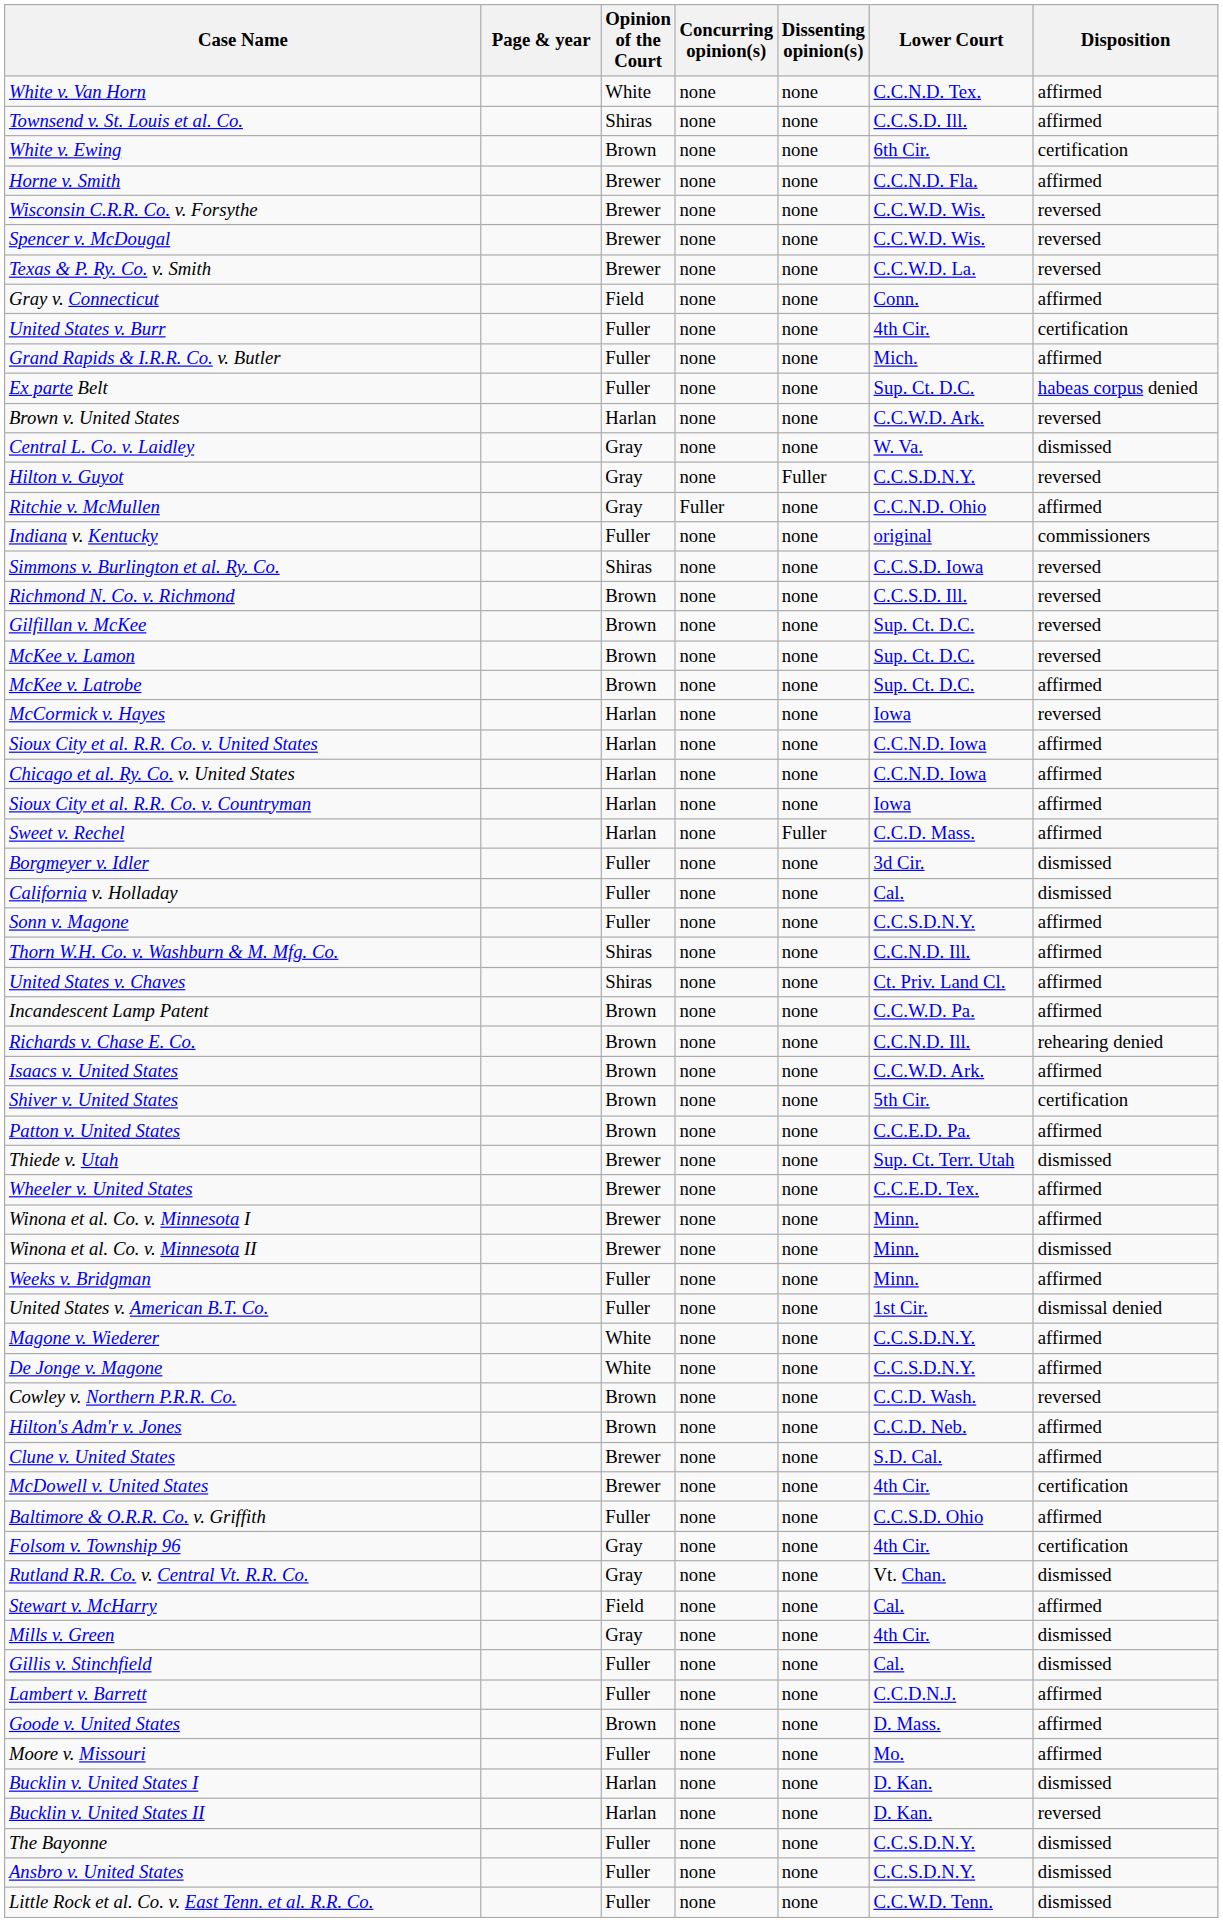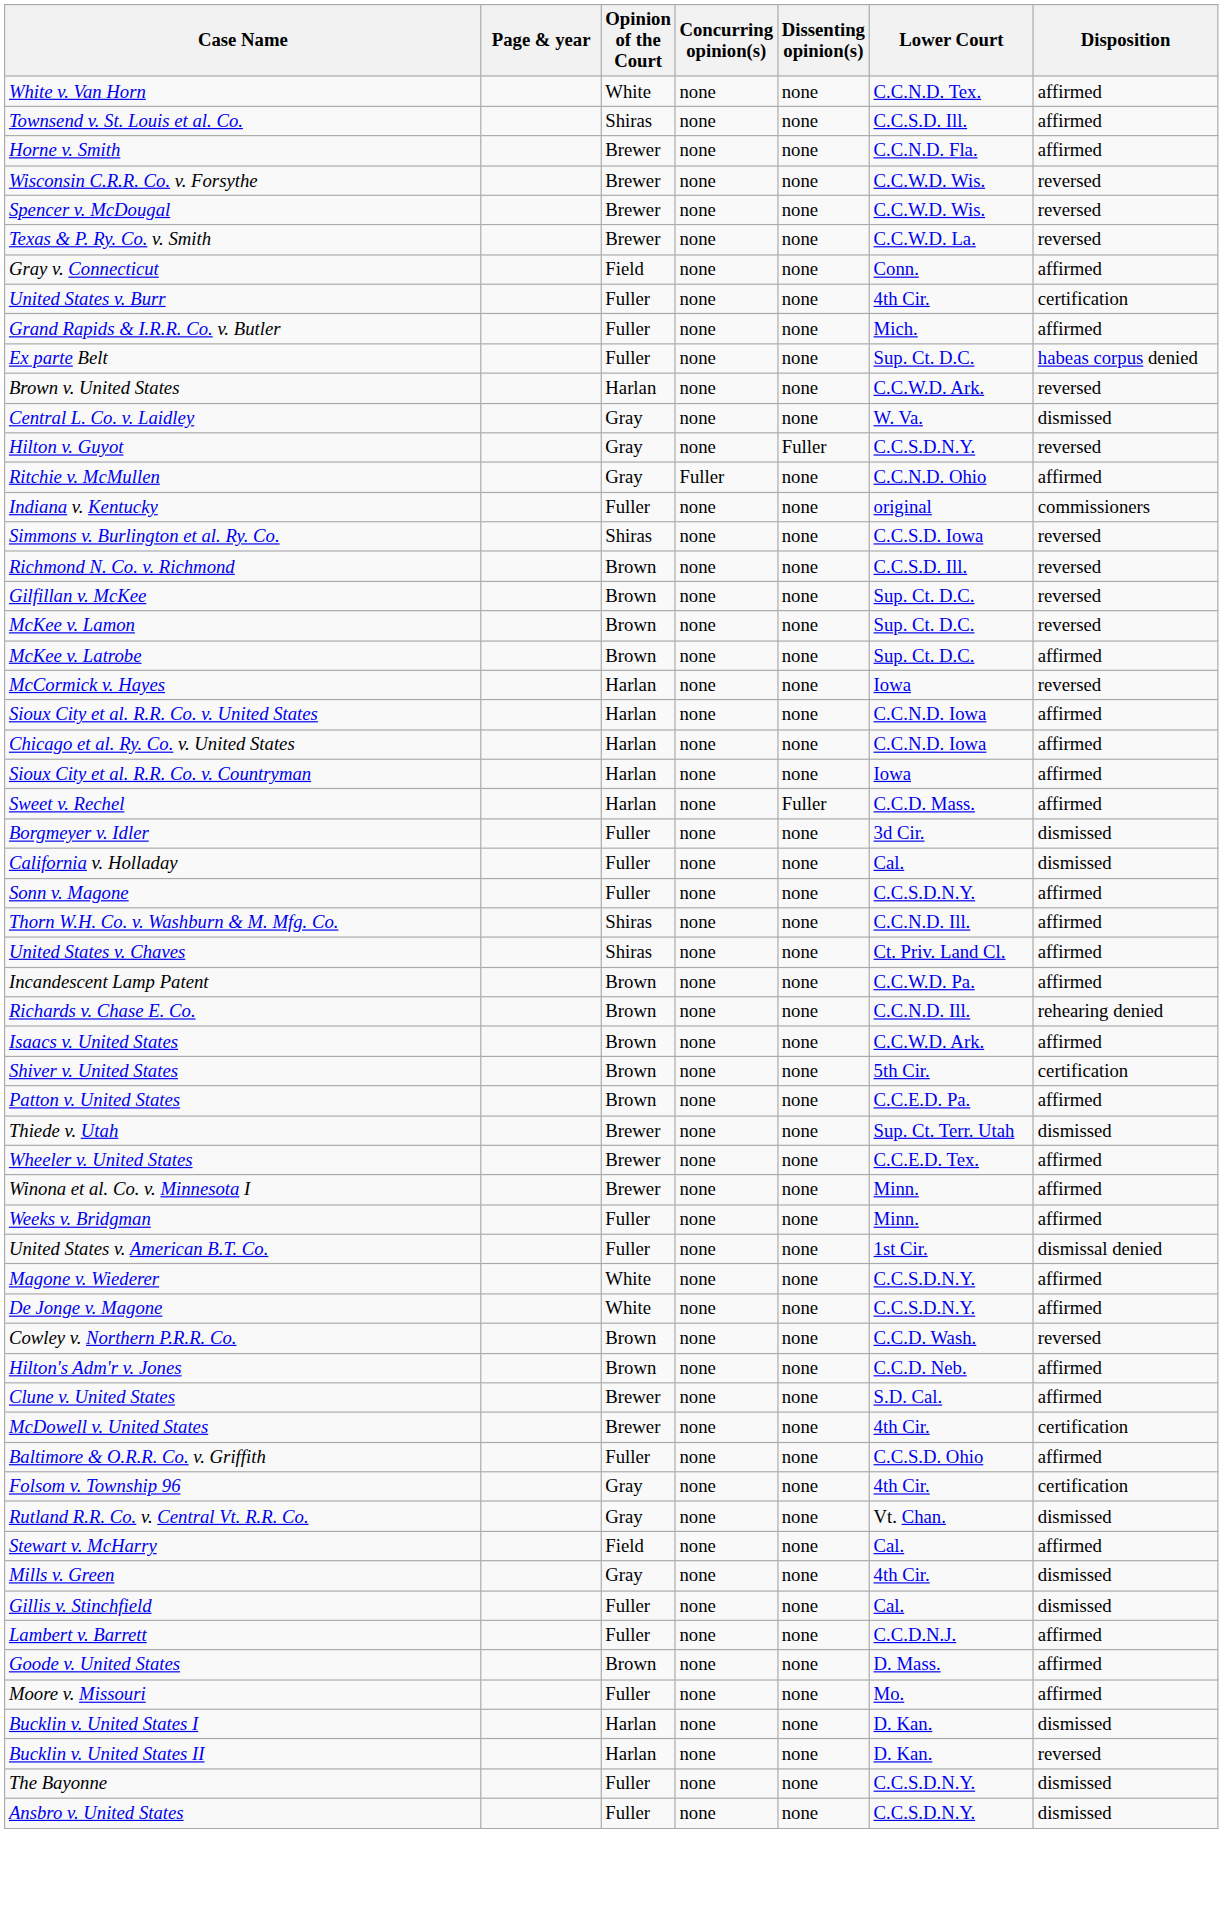- row: (65, 150)
- row: (133, 1249)
- row: (191, 1902)
